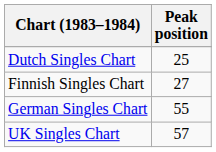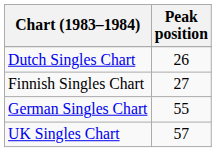(181, 59) 25 -> (181, 59) 26
